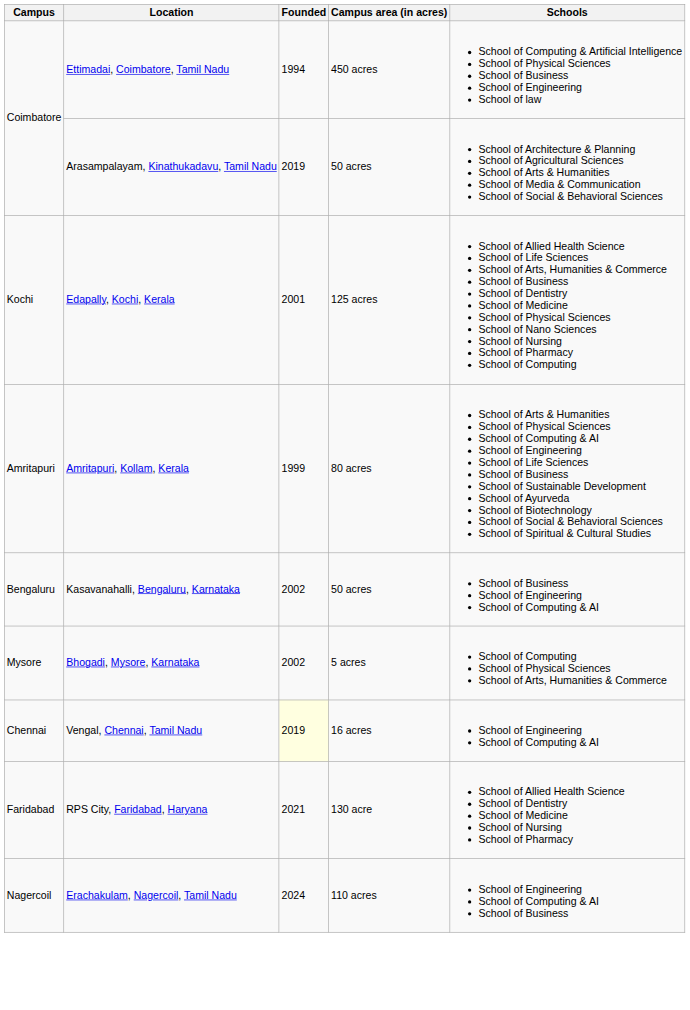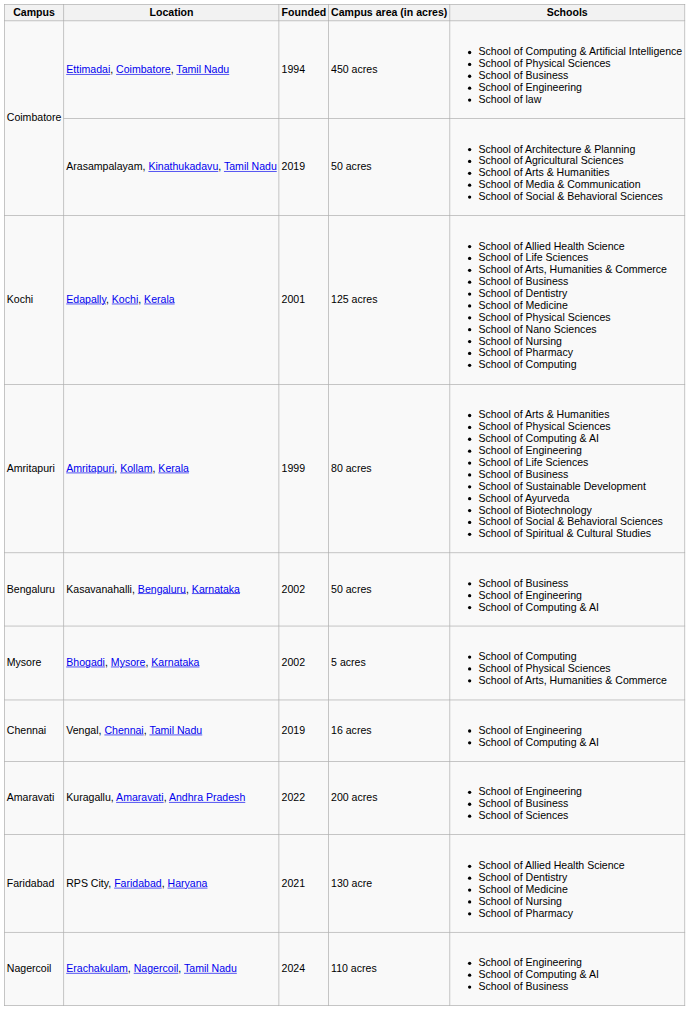(293, 730) lightyellow background -> (293, 730) no background
+ row: (156, 798)
